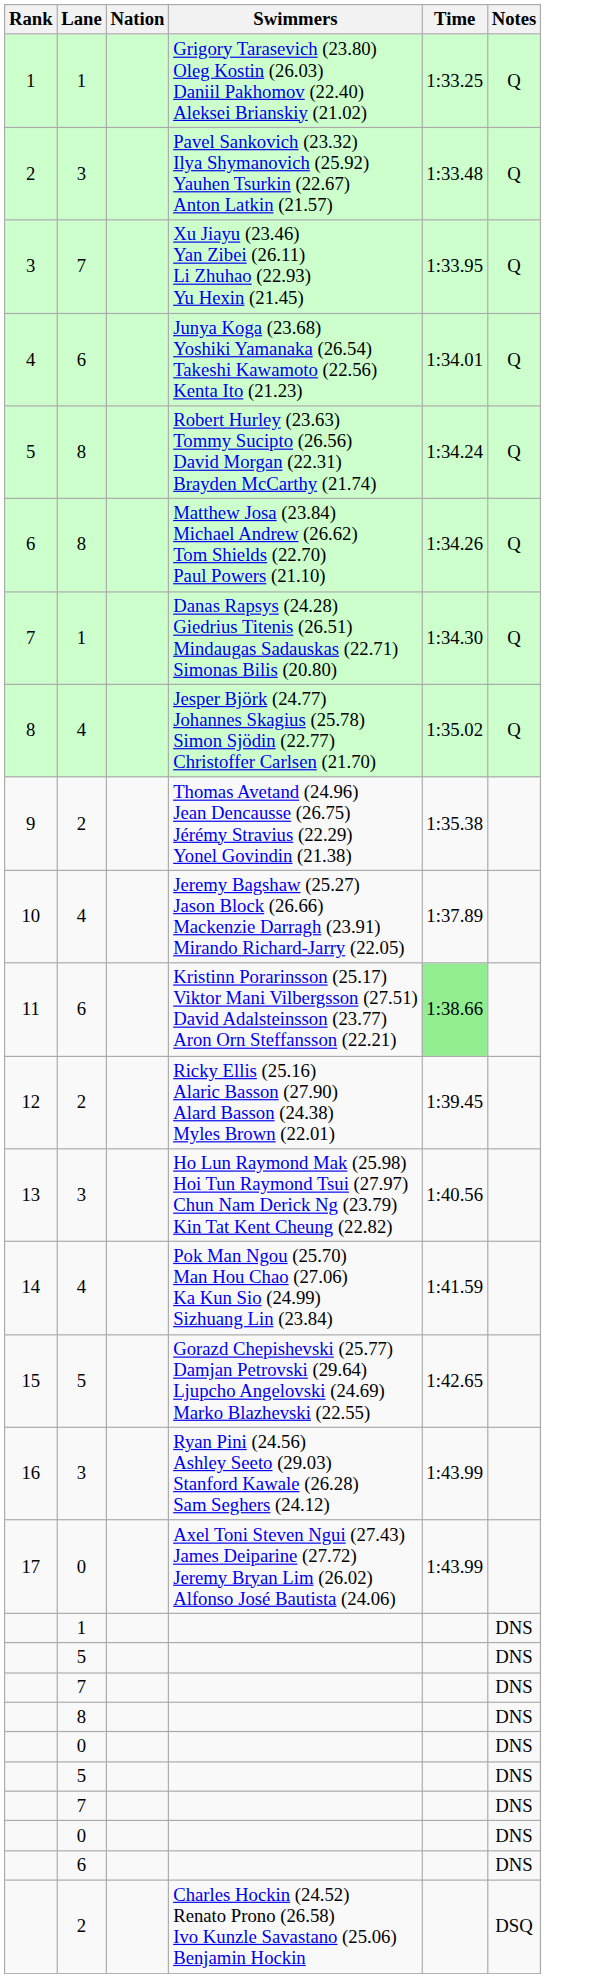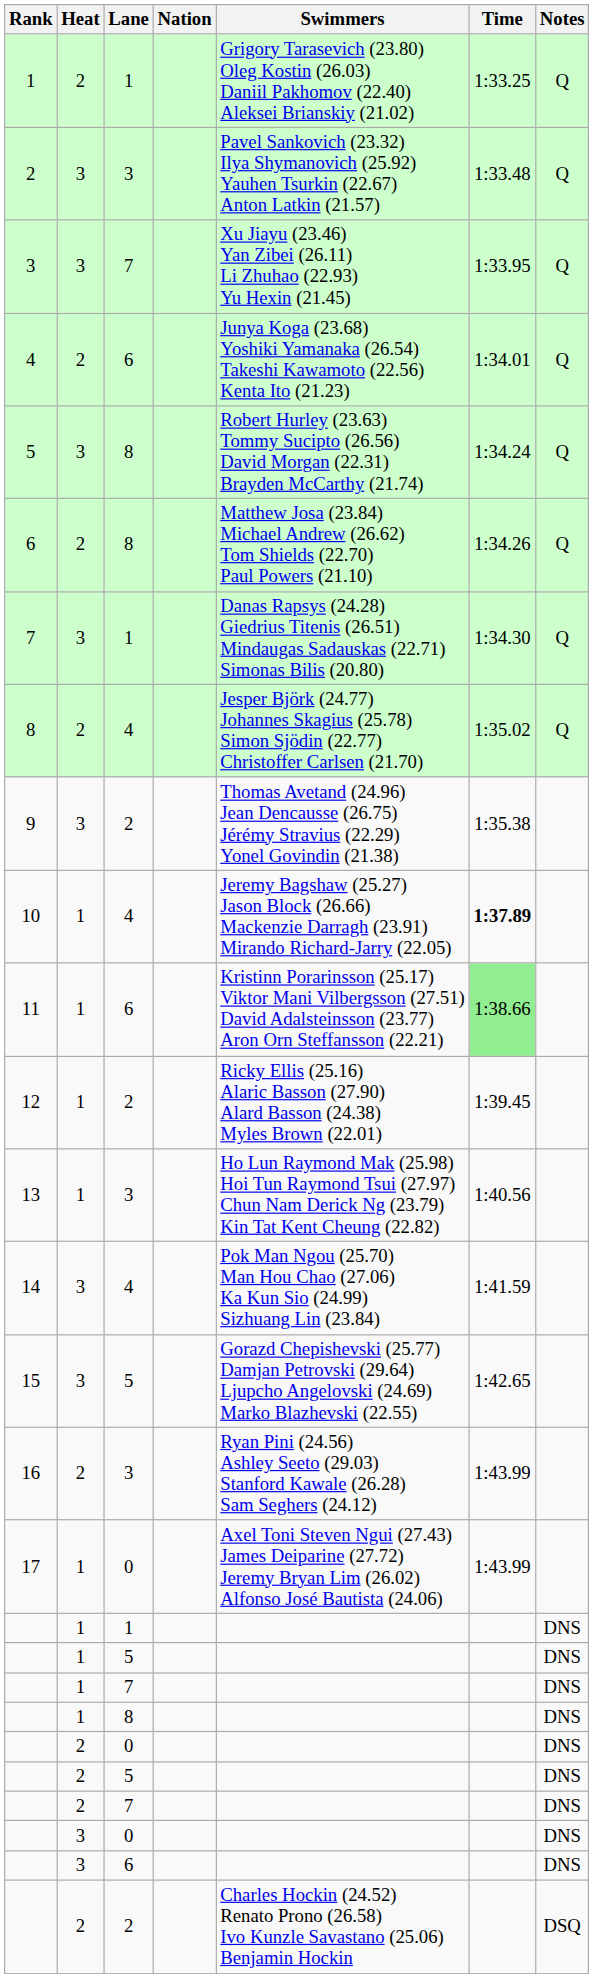+ column: (80, 19)
(455, 916) normal -> (502, 916) bold
